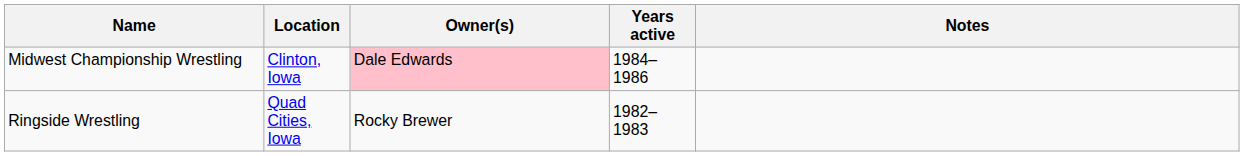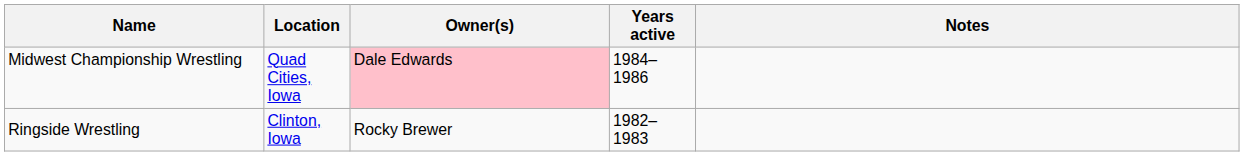(294, 68) Clinton, Iowa -> (289, 77) Quad Cities, Iowa
(289, 120) Quad Cities, Iowa -> (294, 129) Clinton, Iowa
